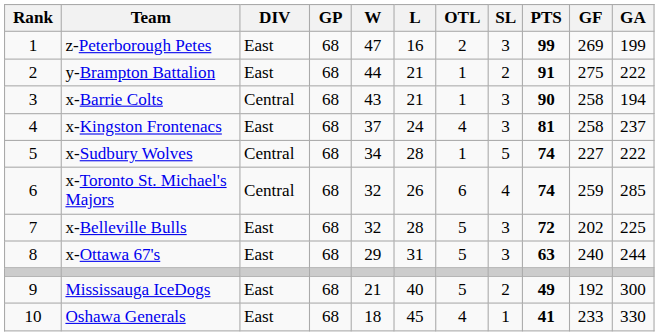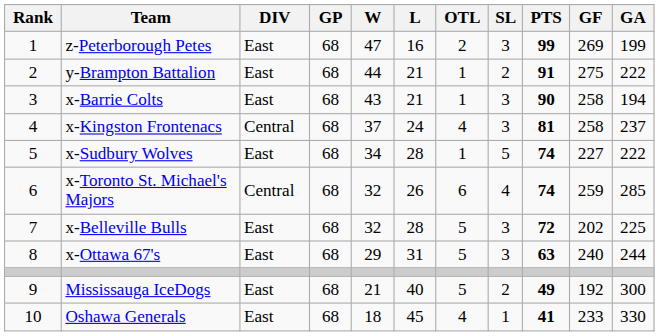(269, 99) Central -> (259, 99) East
(259, 126) East -> (269, 126) Central
(269, 153) Central -> (259, 153) East
